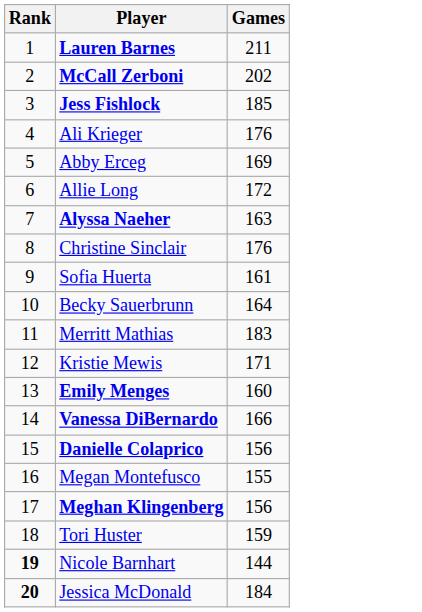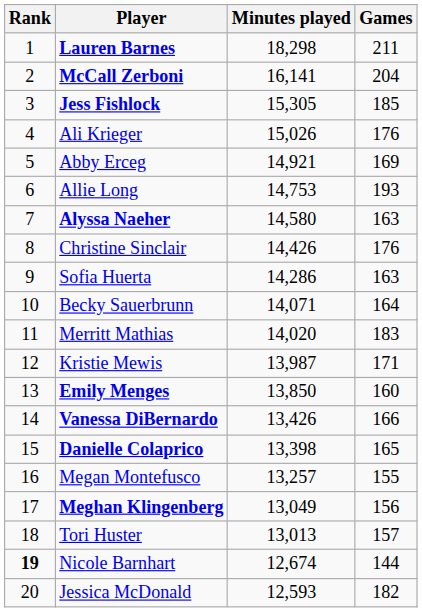+ column: (291, 18)
(258, 76) 202 -> (386, 76) 204
(258, 190) 172 -> (386, 190) 193
(258, 276) 161 -> (386, 276) 163
(258, 448) 156 -> (386, 448) 165
(258, 534) 159 -> (386, 534) 157
(30, 592) bold -> (30, 592) normal
(258, 592) 184 -> (386, 592) 182
